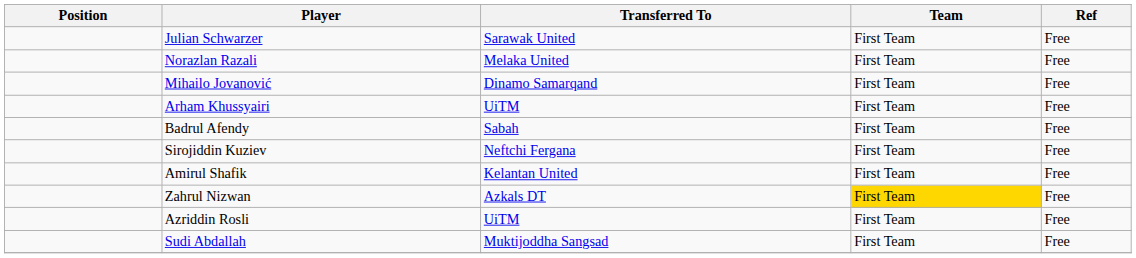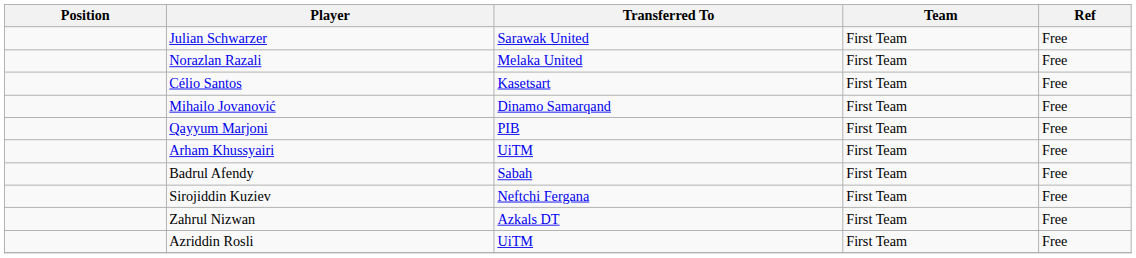+ row: (206, 83)
+ row: (219, 128)
- row: (206, 173)
(885, 196) gold background -> (877, 219) no background
- row: (205, 241)
